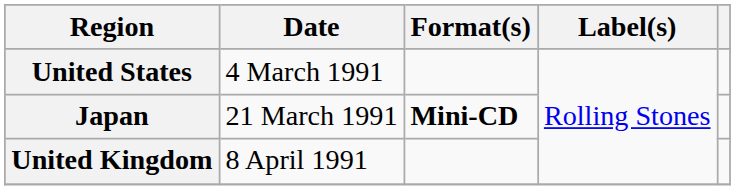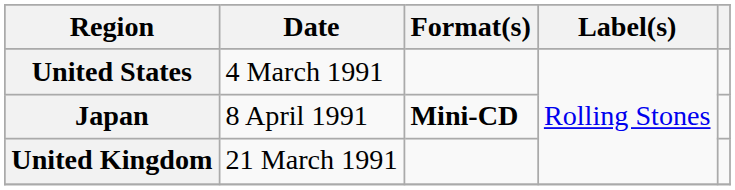(311, 116) 21 March 1991 -> (297, 116) 8 April 1991
(297, 160) 8 April 1991 -> (311, 160) 21 March 1991
